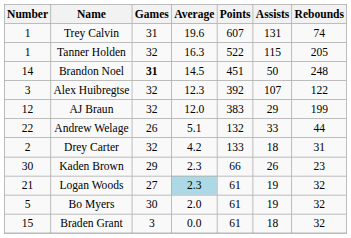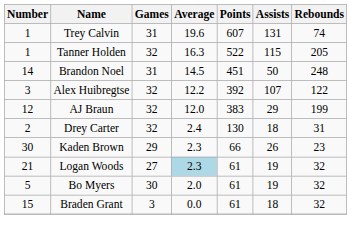(152, 71) bold -> (152, 71) normal
(194, 90) 12.3 -> (194, 90) 12.2
- row: (91, 128)
(194, 147) 4.2 -> (194, 128) 2.4
(235, 147) 133 -> (235, 128) 130
